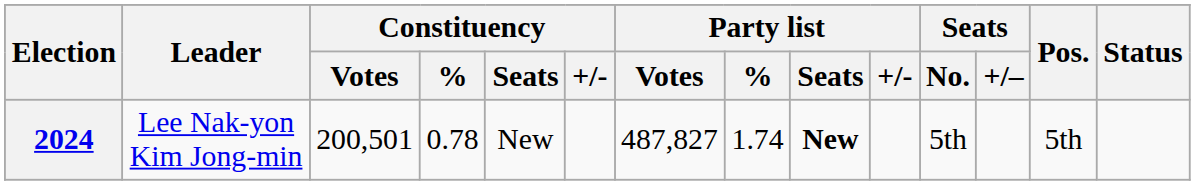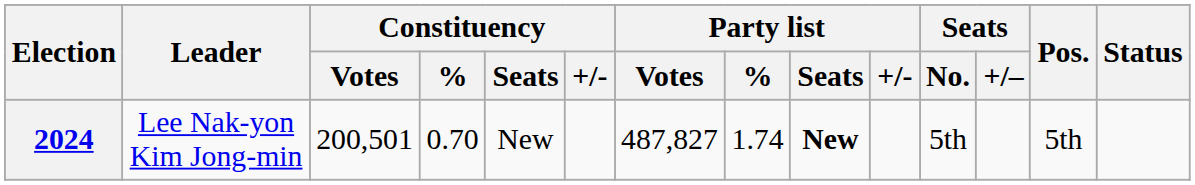(453, 139) 0.78 -> (453, 139) 0.70
